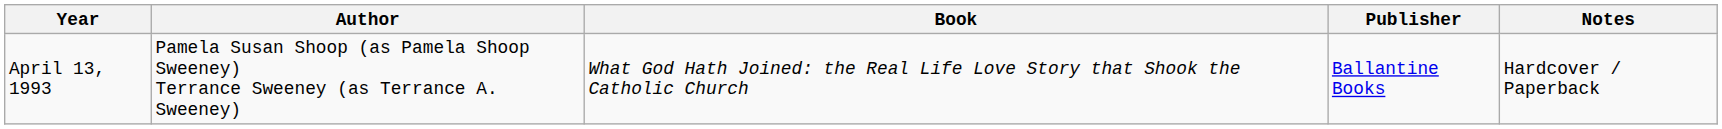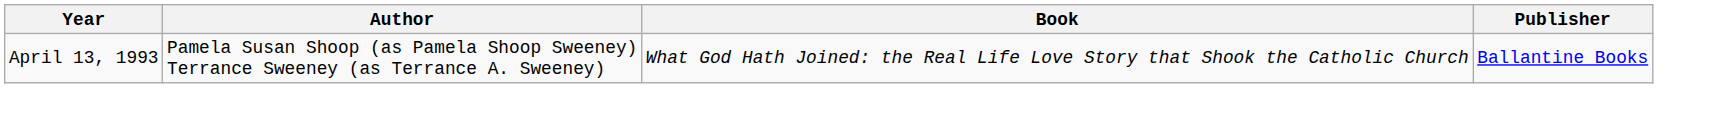- column: (1608, 19)
